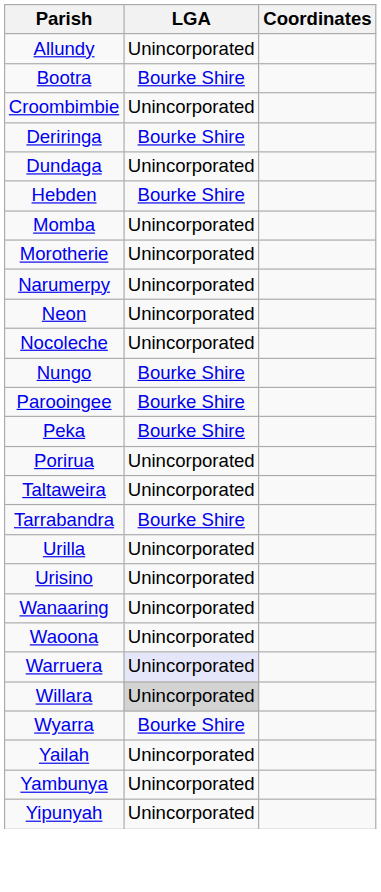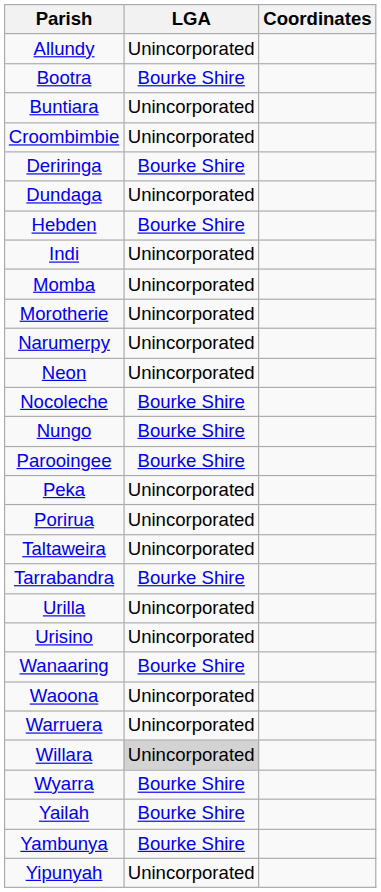+ row: (64, 107)
+ row: (64, 254)
(191, 343) Unincorporated -> (191, 401) Bourke Shire
(191, 431) Bourke Shire -> (191, 490) Unincorporated
(191, 607) Unincorporated -> (191, 666) Bourke Shire
(191, 666) lavender background -> (191, 725) no background
(191, 755) Unincorporated -> (191, 813) Bourke Shire
(191, 784) Unincorporated -> (191, 843) Bourke Shire
